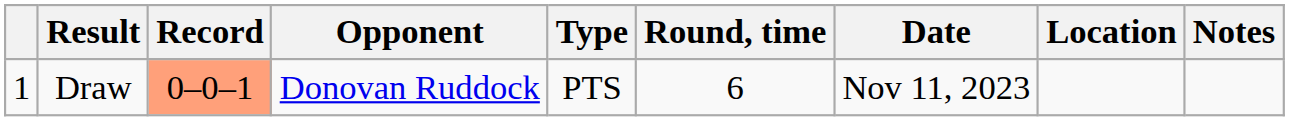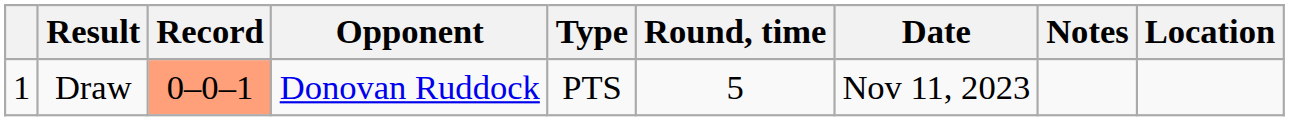columns swapped: (1111, 31) <-> (1234, 31)
(735, 86) 6 -> (735, 86) 5
